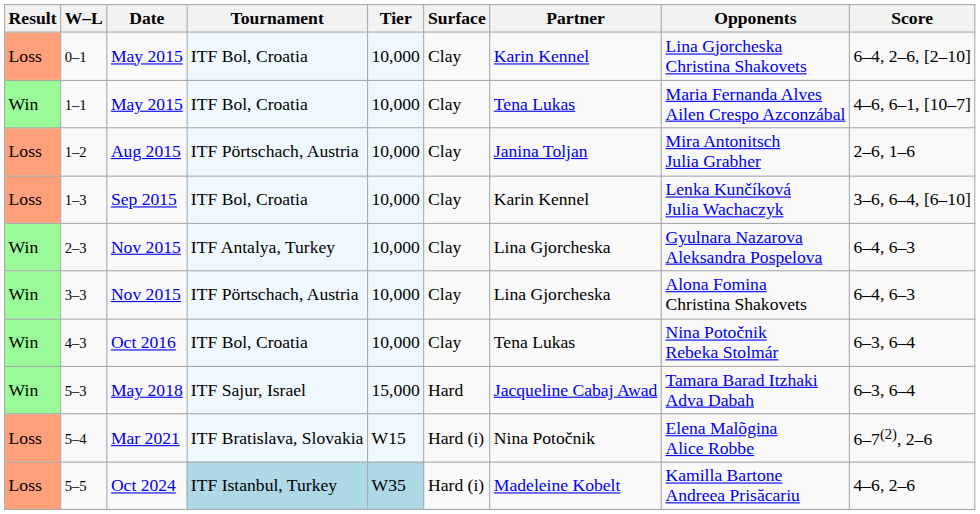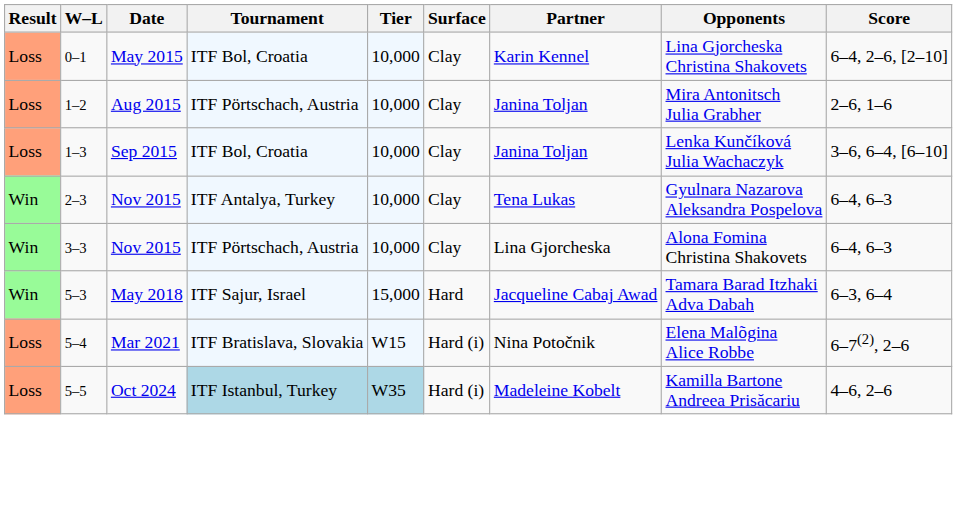- row: (76, 105)
(541, 199) Karin Kennel -> (541, 151) Janina Toljan
(552, 247) Lina Gjorcheska -> (535, 199) Tena Lukas
- row: (76, 343)
